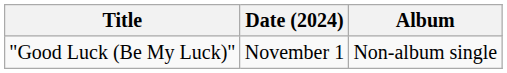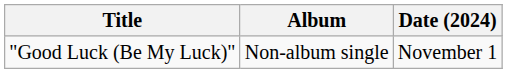columns swapped: (294, 20) <-> (425, 20)
